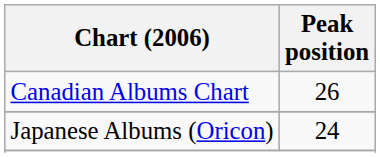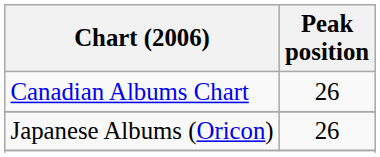(327, 130) 24 -> (327, 130) 26
